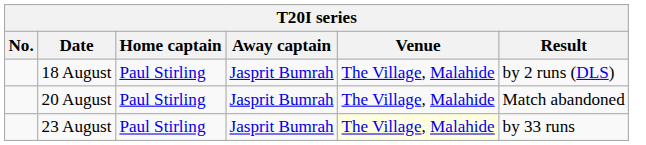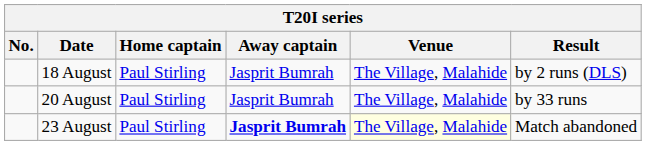(564, 99) Match abandoned -> (551, 99) by 33 runs
(282, 126) normal -> (288, 126) bold
(539, 126) by 33 runs -> (576, 126) Match abandoned
